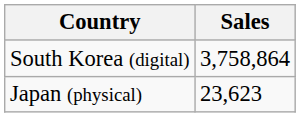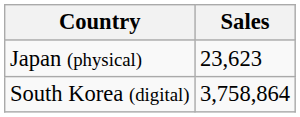rows swapped: (100, 58) <-> (76, 93)
